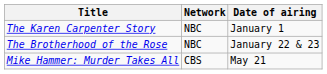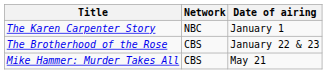(193, 45) NBC -> (193, 45) CBS
